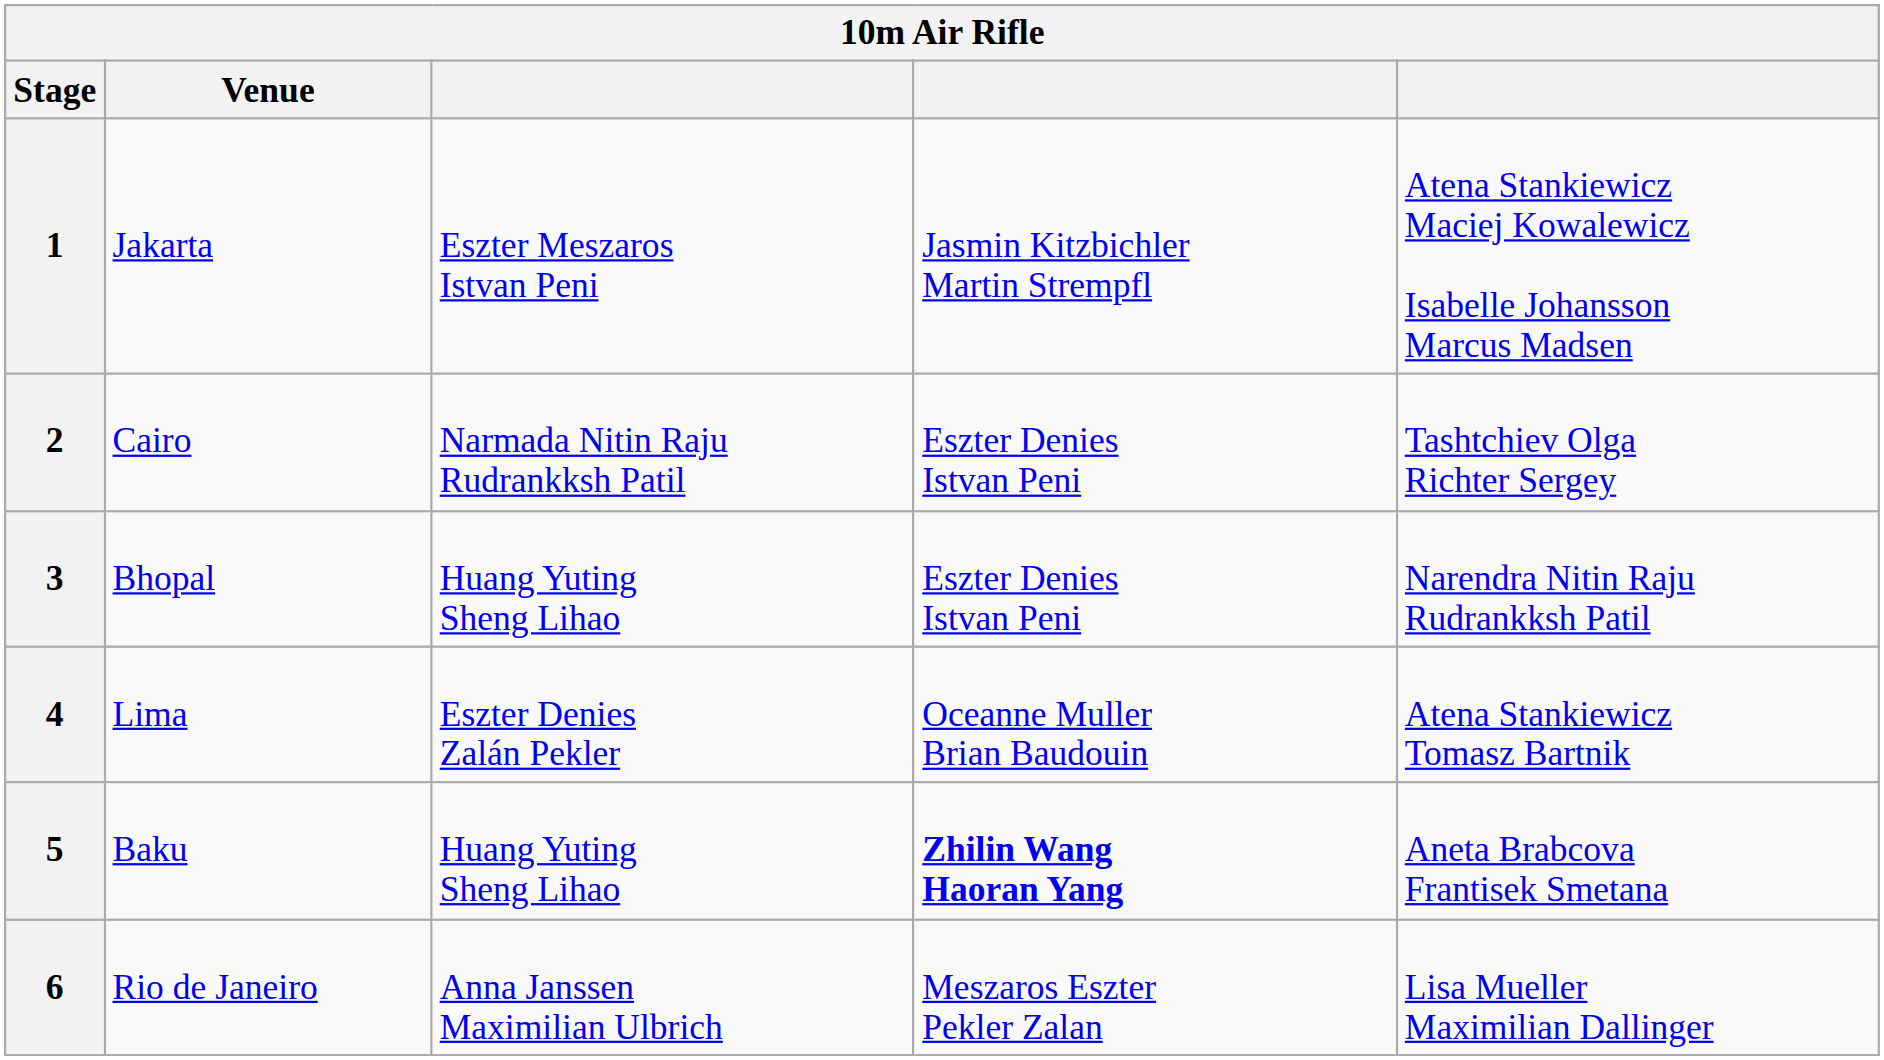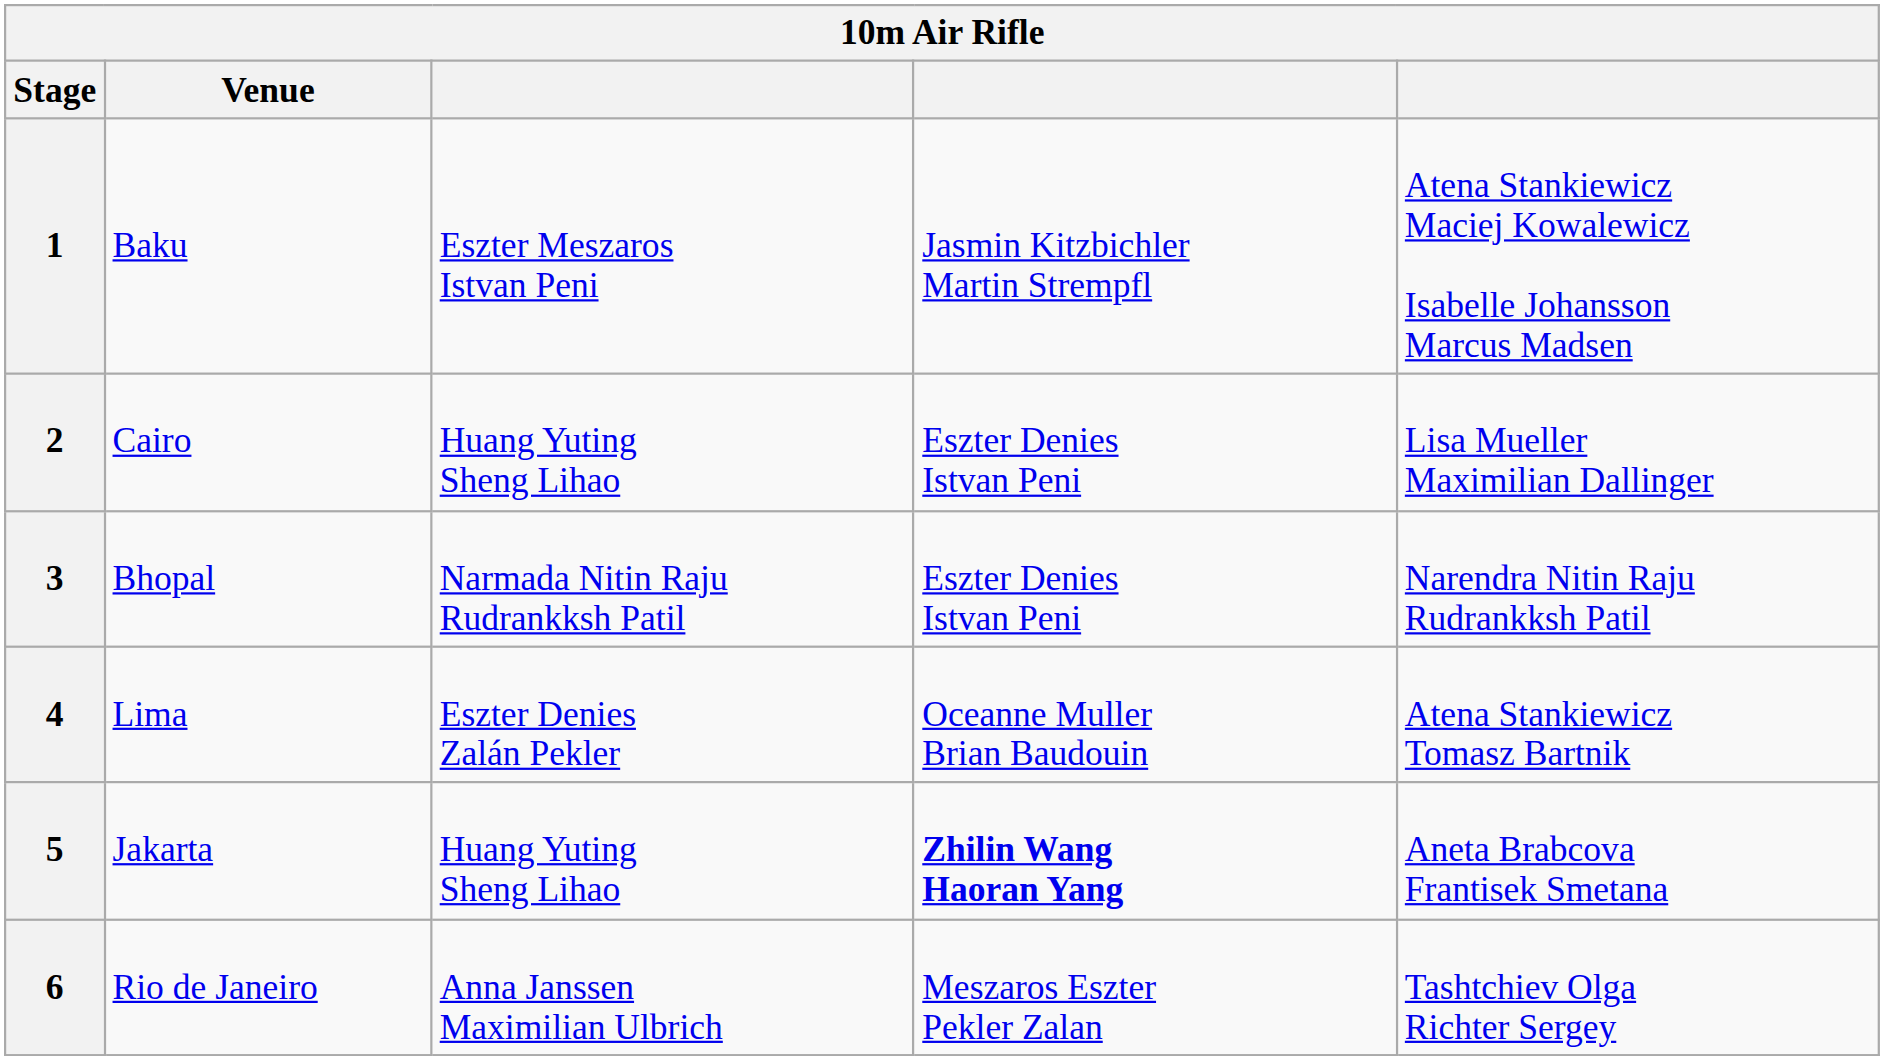(163, 245) Jakarta -> (150, 245) Baku
(584, 461) Narmada Nitin Raju Rudrankksh Patil -> (538, 461) Huang Yuting Sheng Lihao
(1521, 461) Tashtchiev Olga Richter Sergey -> (1559, 461) Lisa Mueller Maximilian Dallinger
(538, 597) Huang Yuting Sheng Lihao -> (584, 597) Narmada Nitin Raju Rudrankksh Patil
(150, 850) Baku -> (163, 850) Jakarta
(1559, 1006) Lisa Mueller Maximilian Dallinger -> (1521, 1006) Tashtchiev Olga Richter Sergey
